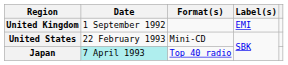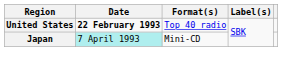- row: (43, 25)
(124, 39) normal -> (119, 25) bold
(188, 39) Mini-CD -> (195, 25) Top 40 radio
(201, 53) Top 40 radio -> (182, 39) Mini-CD
